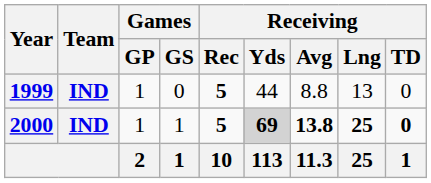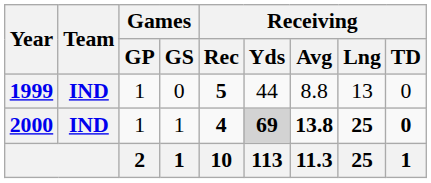(221, 125) 5 -> (221, 125) 4
